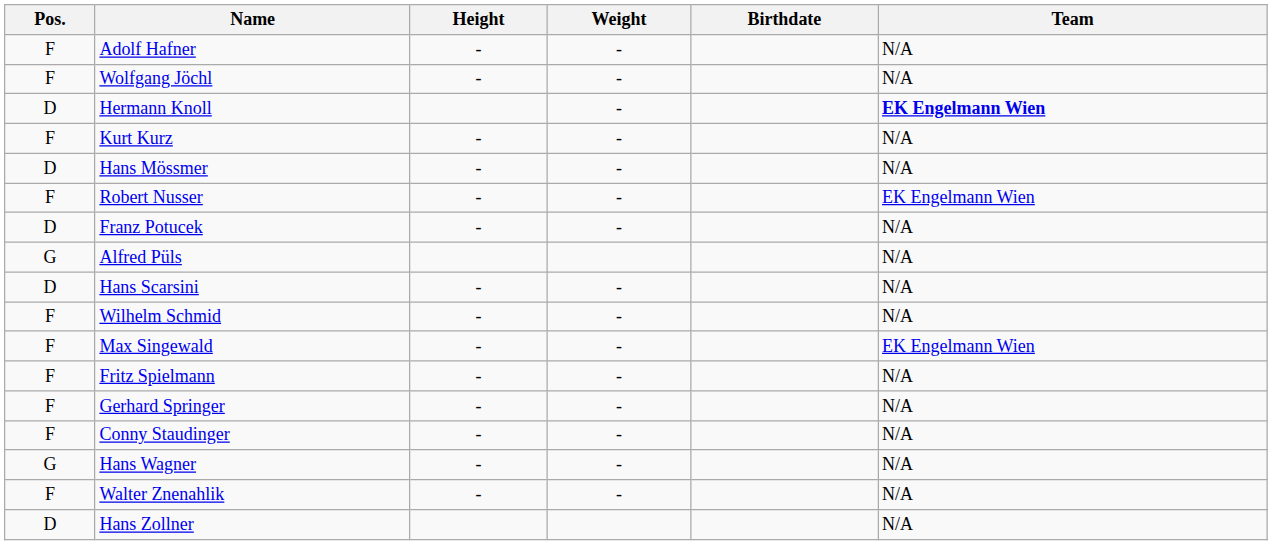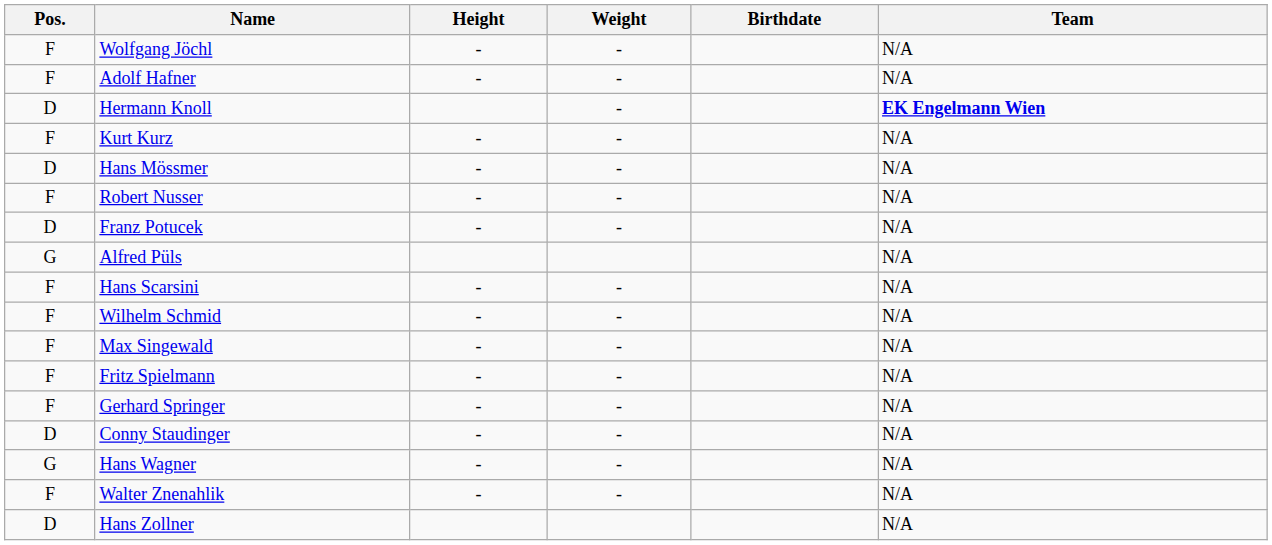rows swapped: (148, 49) <-> (156, 79)
(958, 197) EK Engelmann Wien -> (898, 197) N/A
(50, 286) D -> (50, 286) F
(958, 346) EK Engelmann Wien -> (898, 346) N/A
(50, 435) F -> (50, 435) D
